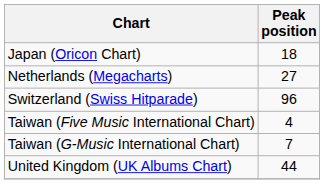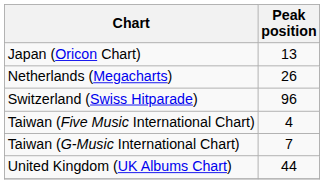(289, 54) 18 -> (289, 54) 13
(289, 76) 27 -> (289, 76) 26
